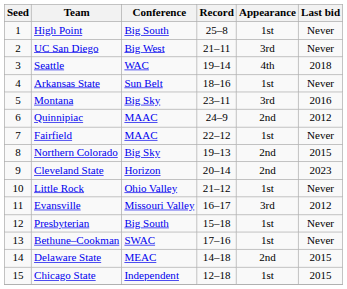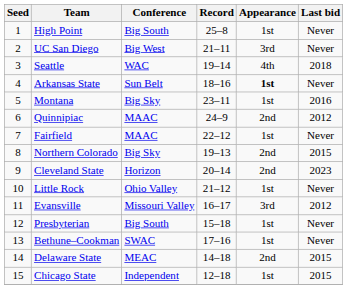(267, 83) normal -> (267, 83) bold
(267, 100) 3rd -> (267, 100) 1st
